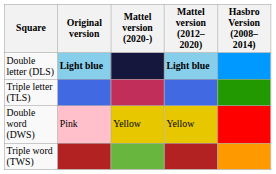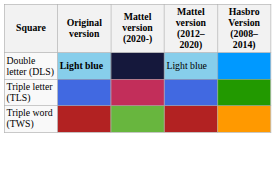(188, 66) bold -> (187, 66) normal
- row: (21, 124)
